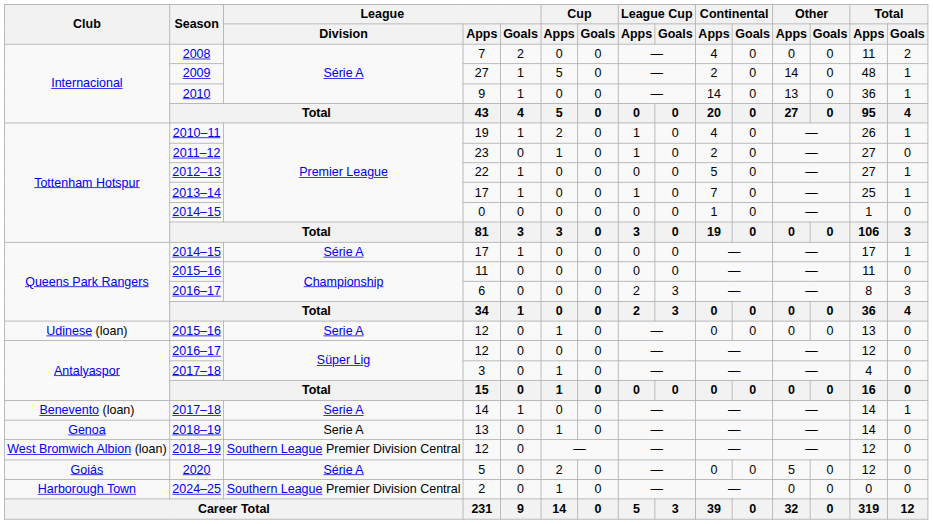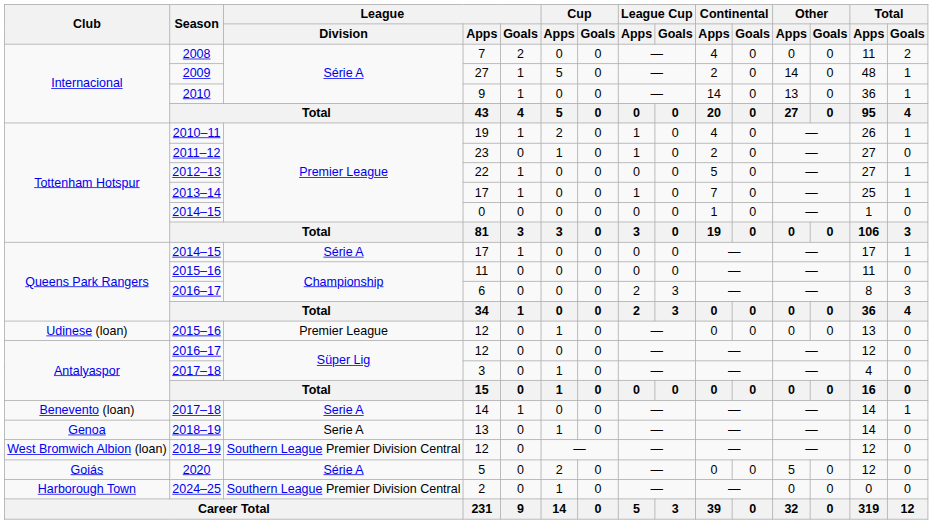(344, 331) Serie A -> (344, 331) Premier League
